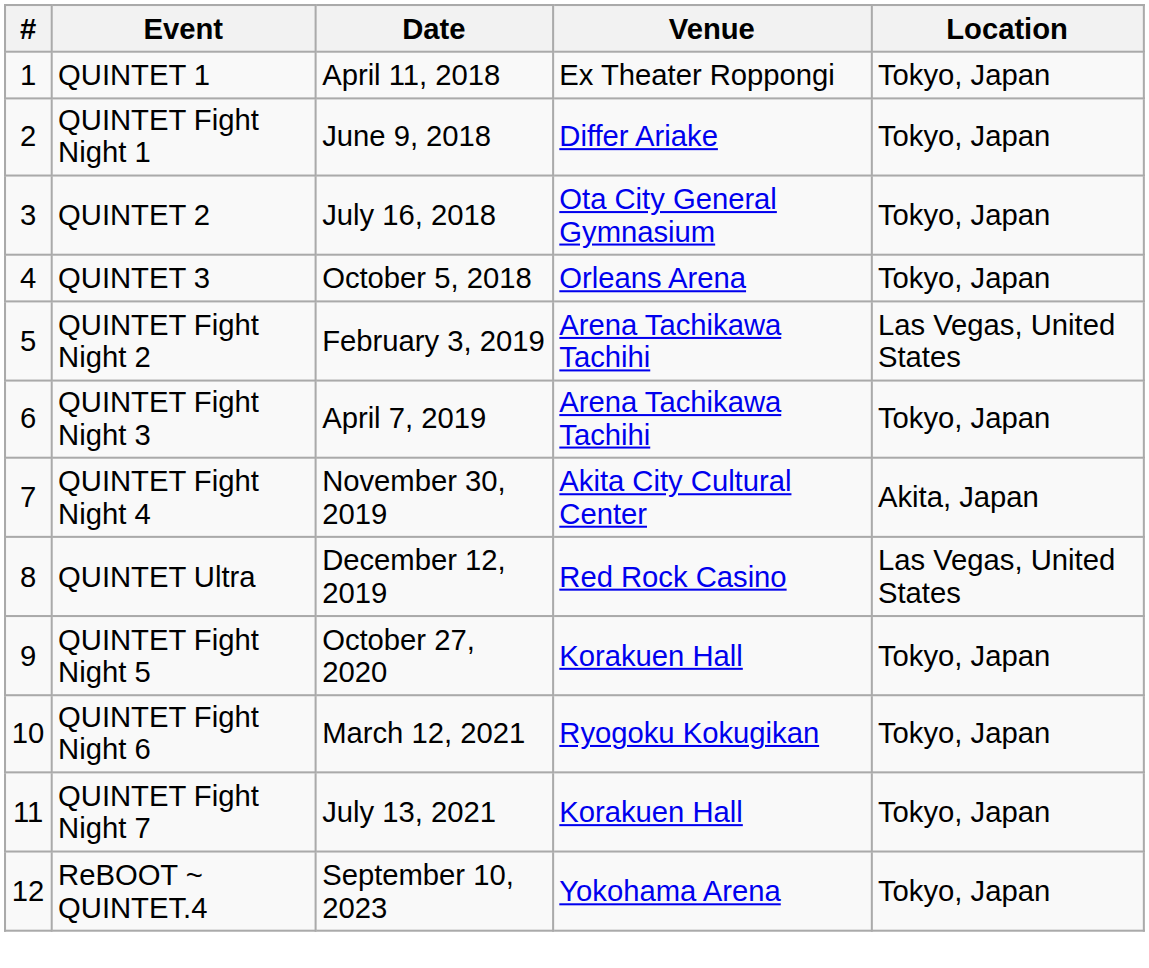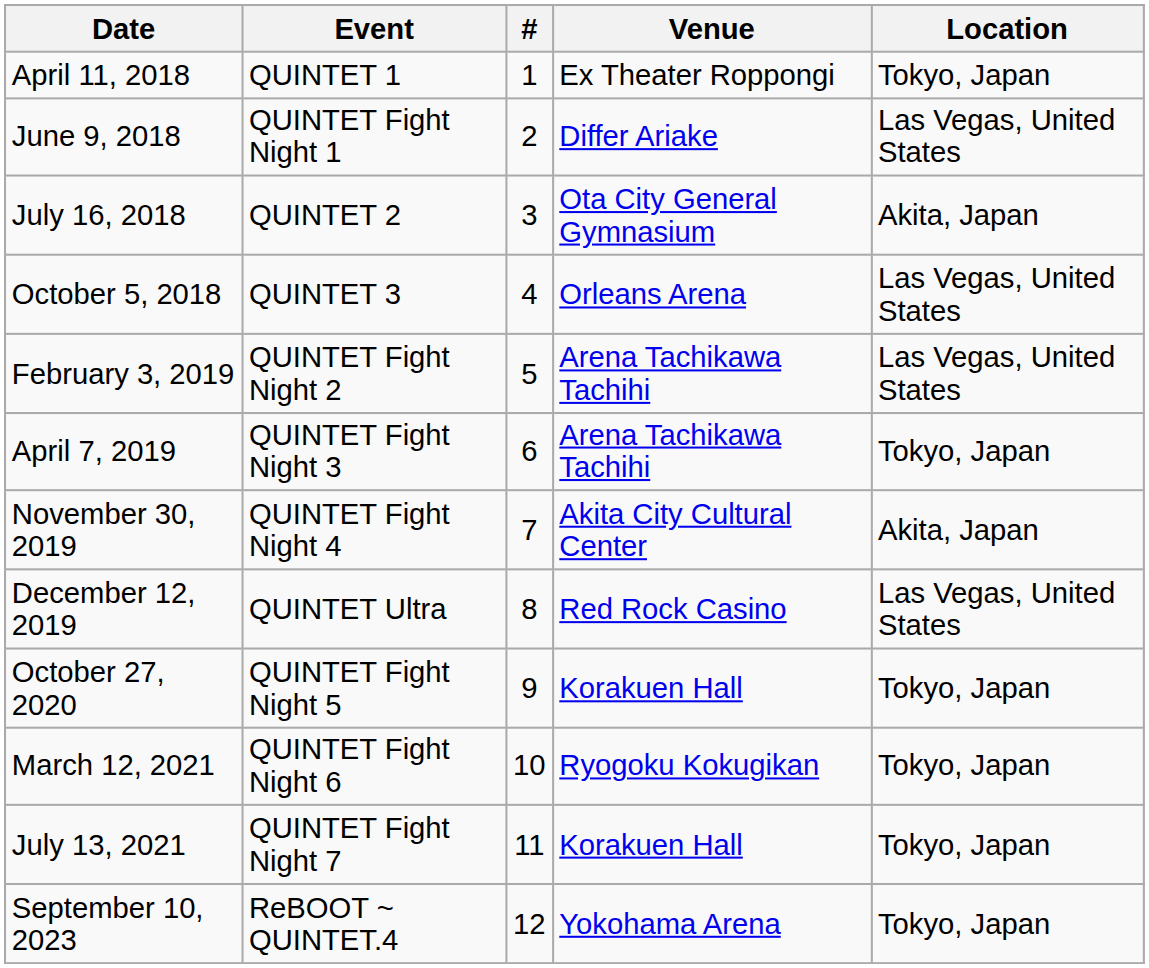columns swapped: (28, 28) <-> (434, 28)
(964, 137) Tokyo, Japan -> (997, 137) Las Vegas, United States
(964, 216) Tokyo, Japan -> (958, 216) Akita, Japan
(964, 278) Tokyo, Japan -> (997, 294) Las Vegas, United States
